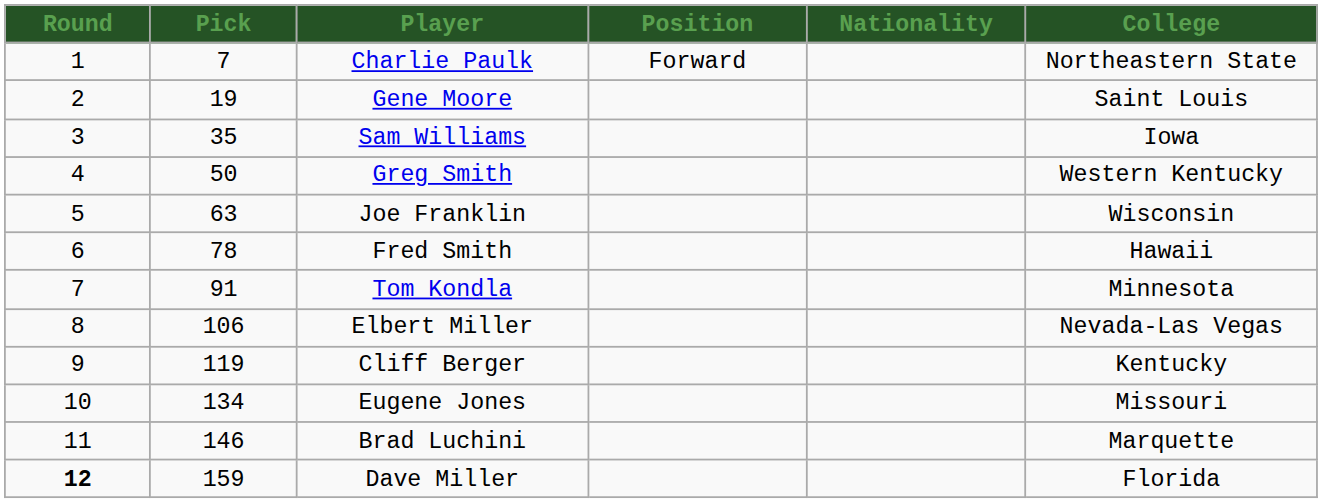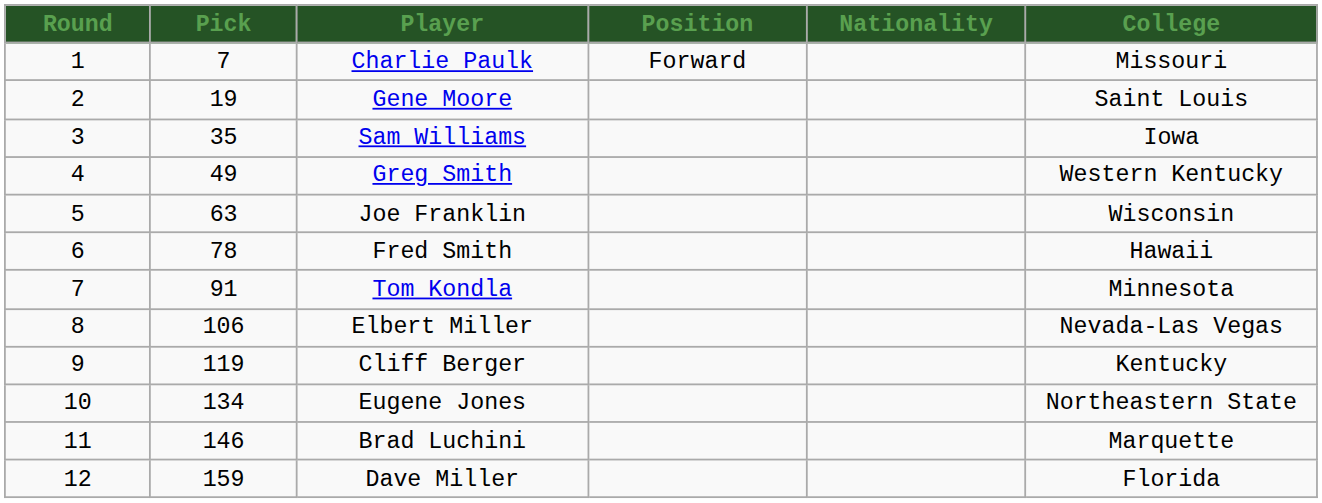(1171, 62) Northeastern State -> (1171, 62) Missouri
(224, 176) 50 -> (224, 176) 49
(1171, 403) Missouri -> (1171, 403) Northeastern State
(78, 479) bold -> (78, 479) normal
